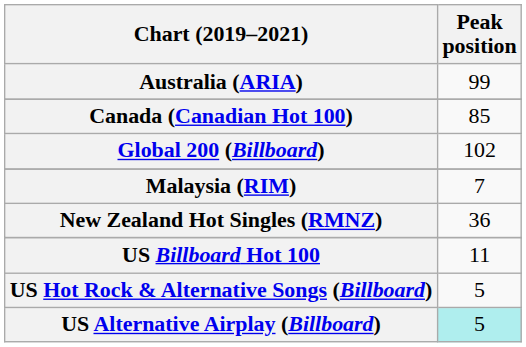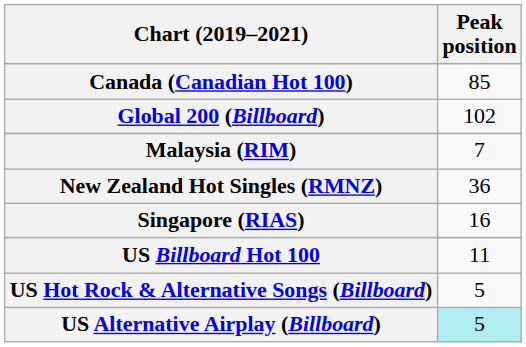- row: (221, 81)
+ row: (221, 220)
